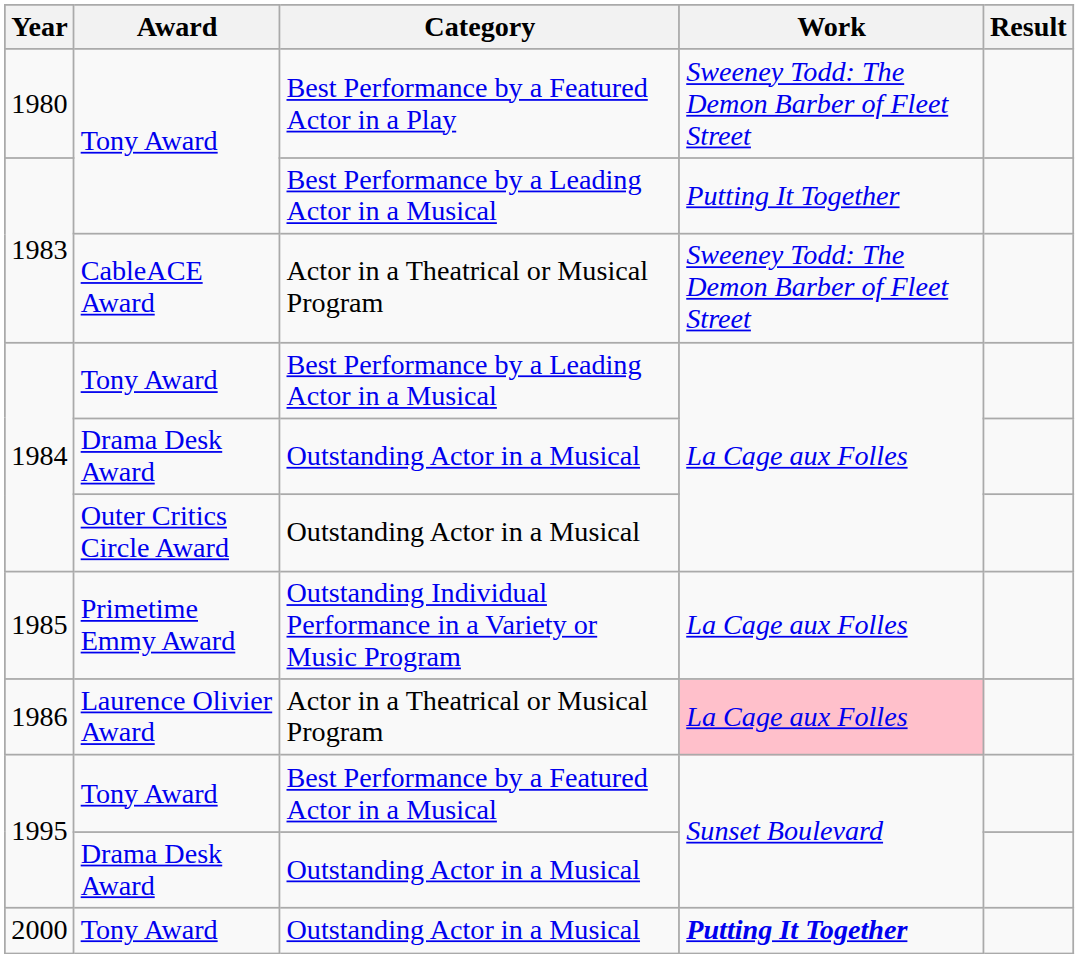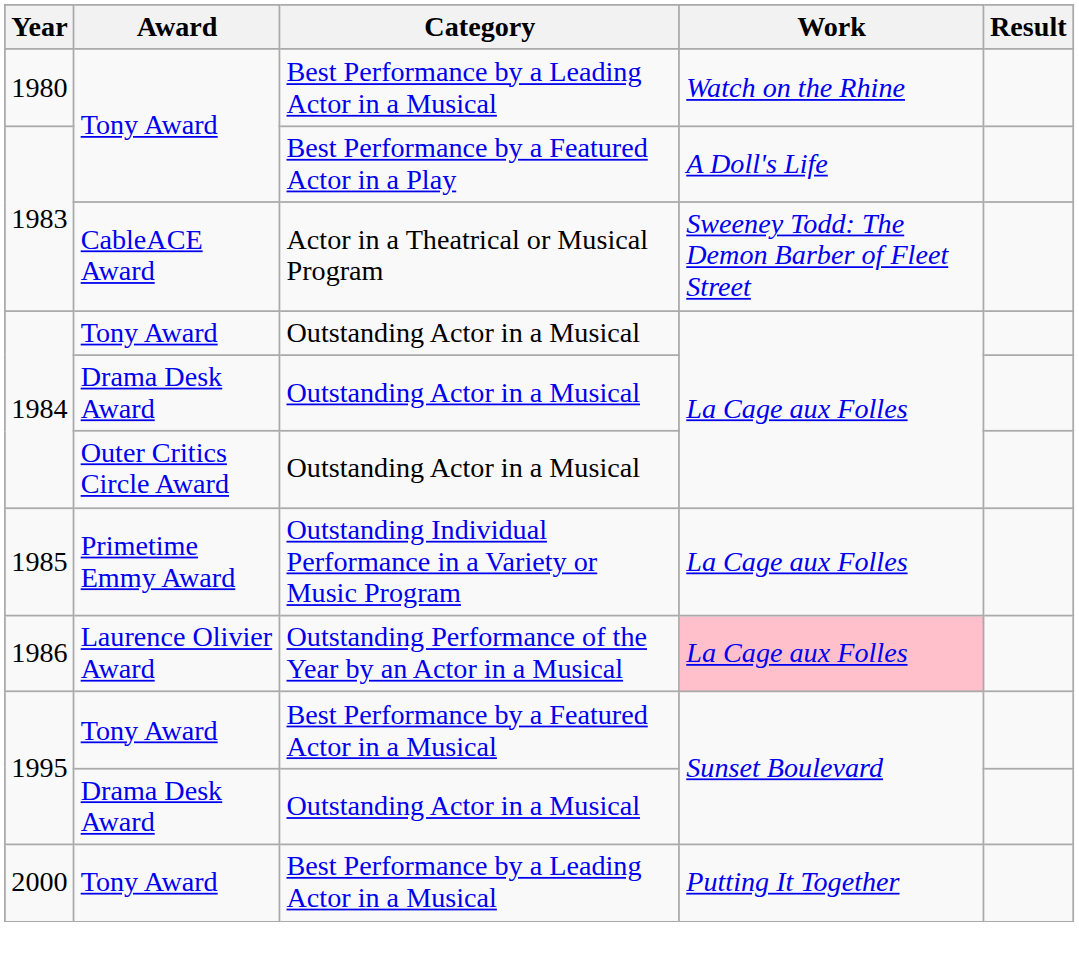(467, 103) Best Performance by a Featured Actor in a Play -> (464, 87) Best Performance by a Leading Actor in a Musical
(817, 103) Sweeney Todd: The Demon Barber of Fleet Street -> (796, 87) Watch on the Rhine
(464, 195) Best Performance by a Leading Actor in a Musical -> (467, 163) Best Performance by a Featured Actor in a Play
(793, 195) Putting It Together -> (757, 163) A Doll's Life
(464, 379) Best Performance by a Leading Actor in a Musical -> (463, 332) Outstanding Actor in a Musical
(467, 716) Actor in a Theatrical or Musical Program -> (467, 653) Outstanding Performance of the Year by an Actor in a Musical
(463, 929) Outstanding Actor in a Musical -> (464, 882) Best Performance by a Leading Actor in a Musical
(797, 929) bold -> (793, 882) normal
